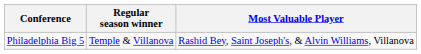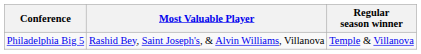columns swapped: (131, 18) <-> (296, 18)
